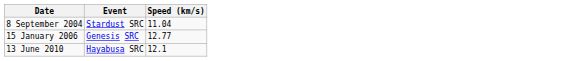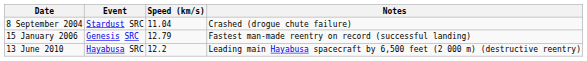+ column: (395, 11)
(159, 37) 12.77 -> (159, 37) 12.79
(157, 50) 12.1 -> (157, 50) 12.2
